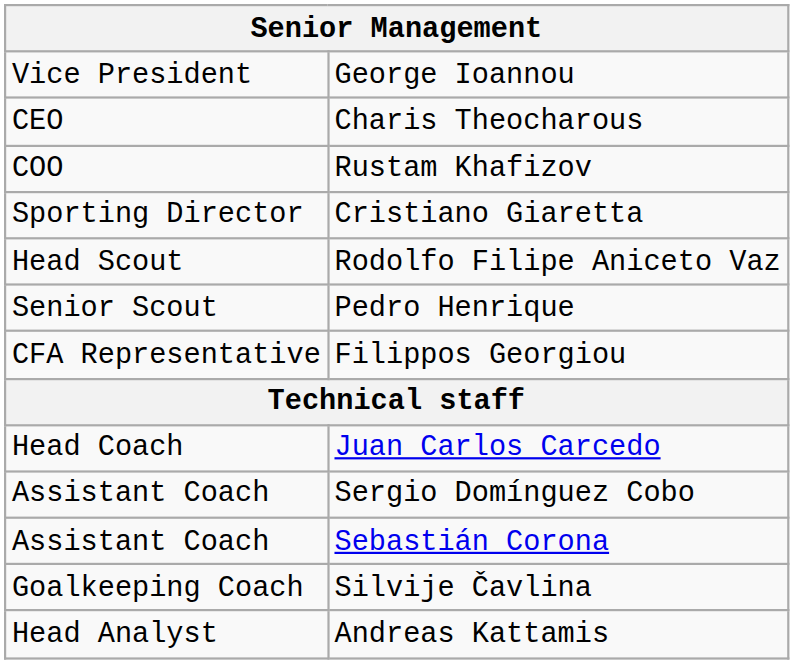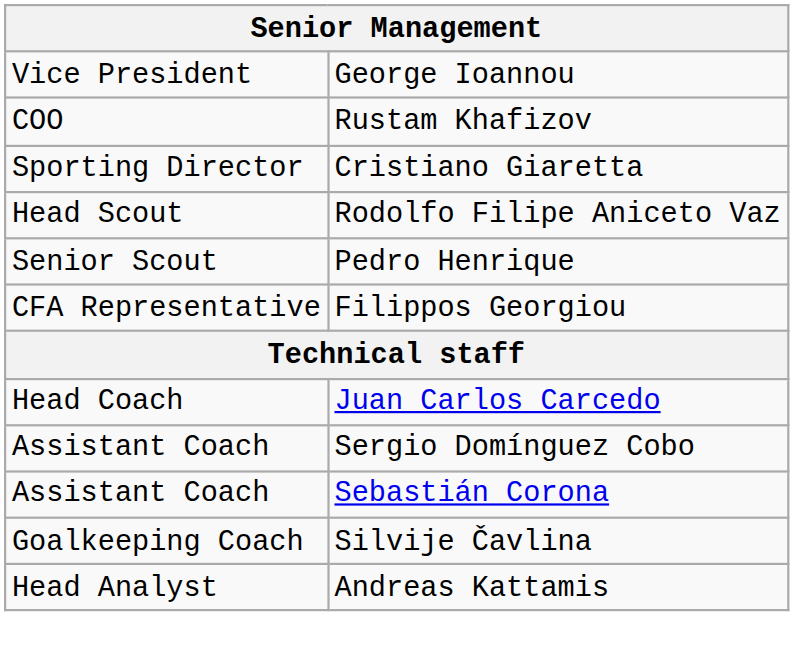- row: (489, 122)
